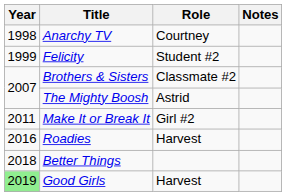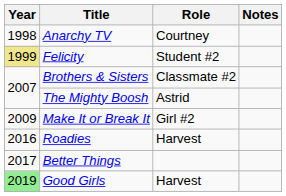(22, 56) no background -> (22, 56) khaki background
(22, 118) 2011 -> (22, 118) 2009
(22, 160) 2018 -> (22, 160) 2017
